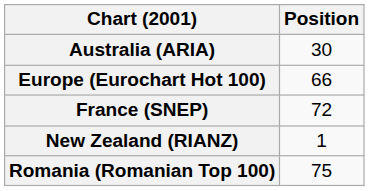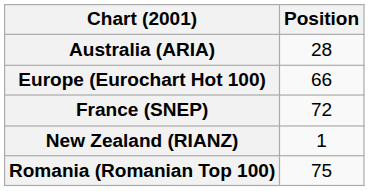(322, 49) 30 -> (322, 49) 28
